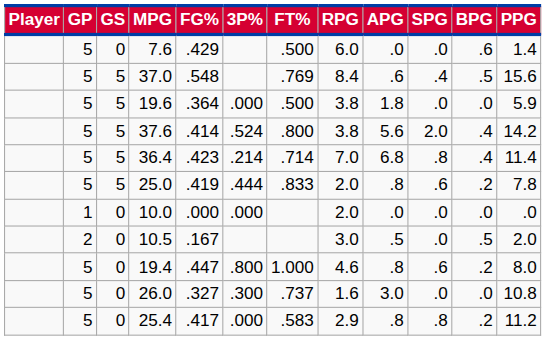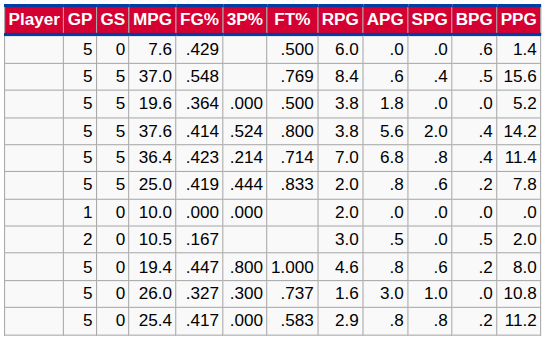(525, 103) 5.9 -> (525, 103) 5.2
(441, 293) .0 -> (436, 293) 1.0
